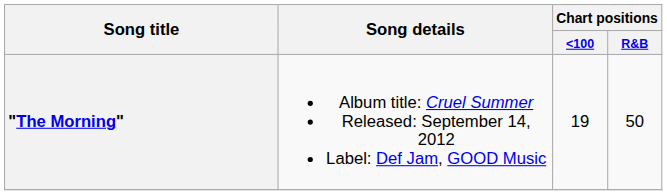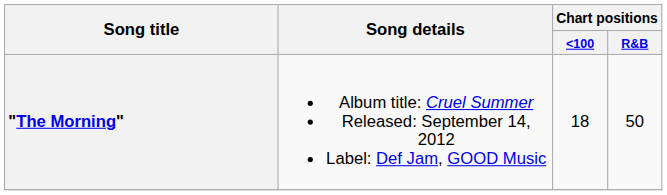(580, 121) 19 -> (580, 121) 18
